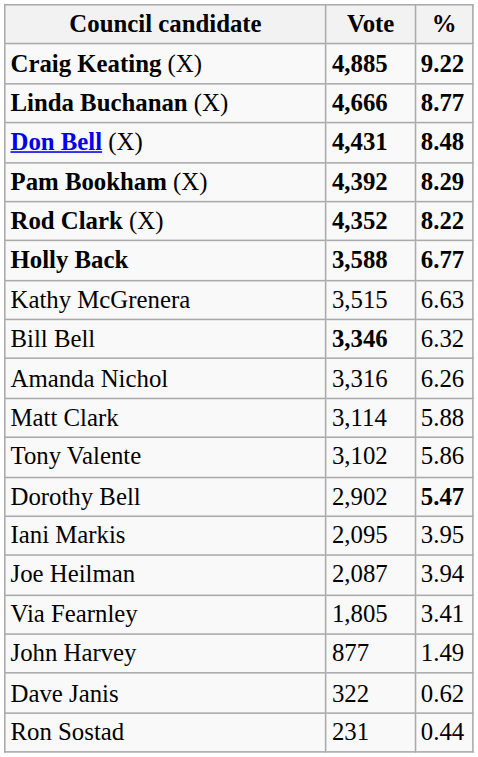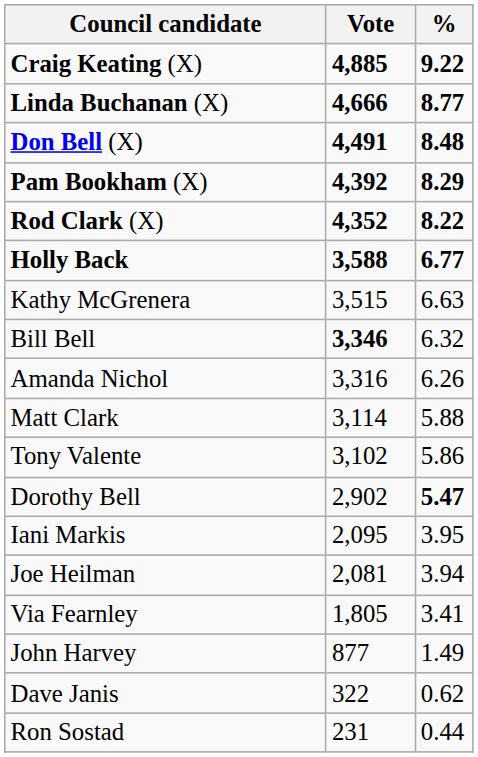(360, 142) 4,431 -> (360, 142) 4,491
(360, 574) 2,087 -> (360, 574) 2,081
